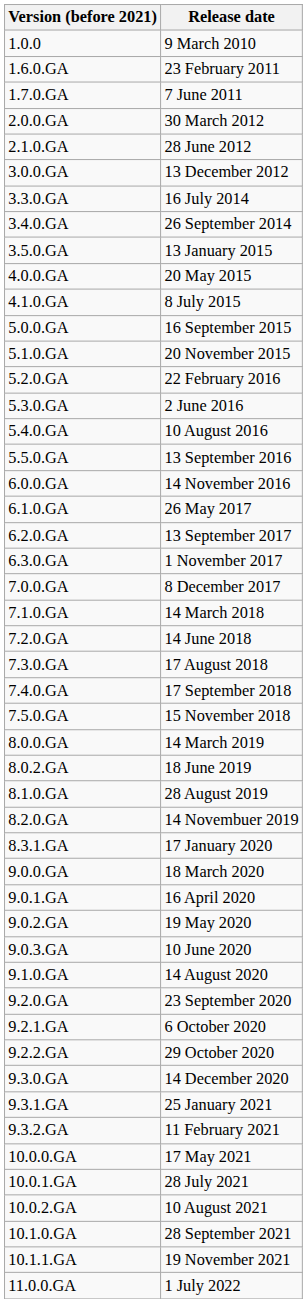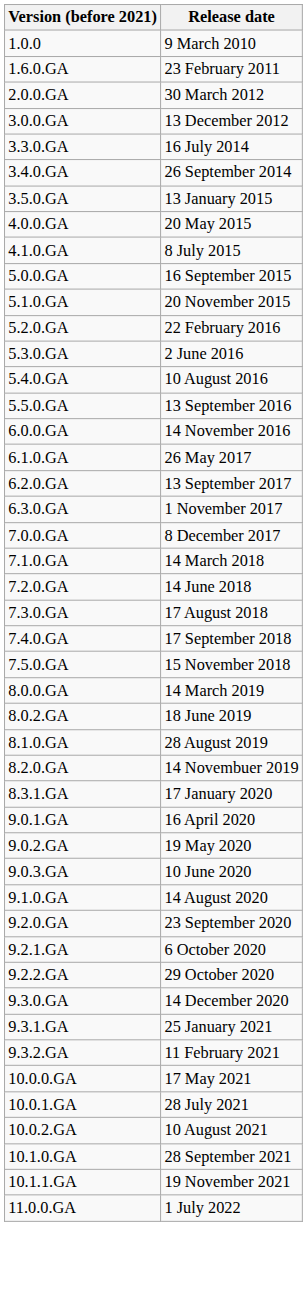- row: (38, 95)
- row: (38, 146)
- row: (38, 871)
